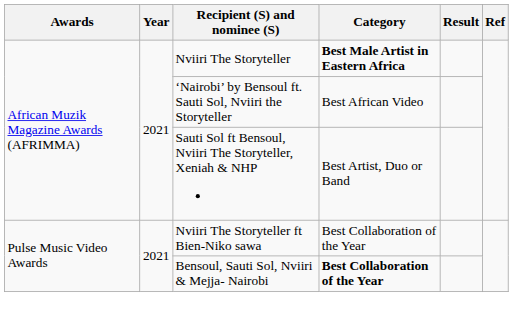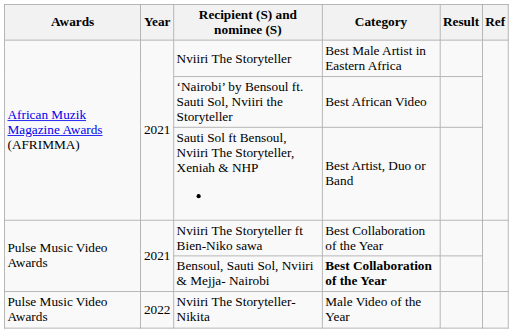(375, 58) bold -> (376, 58) normal
+ row: (236, 309)
